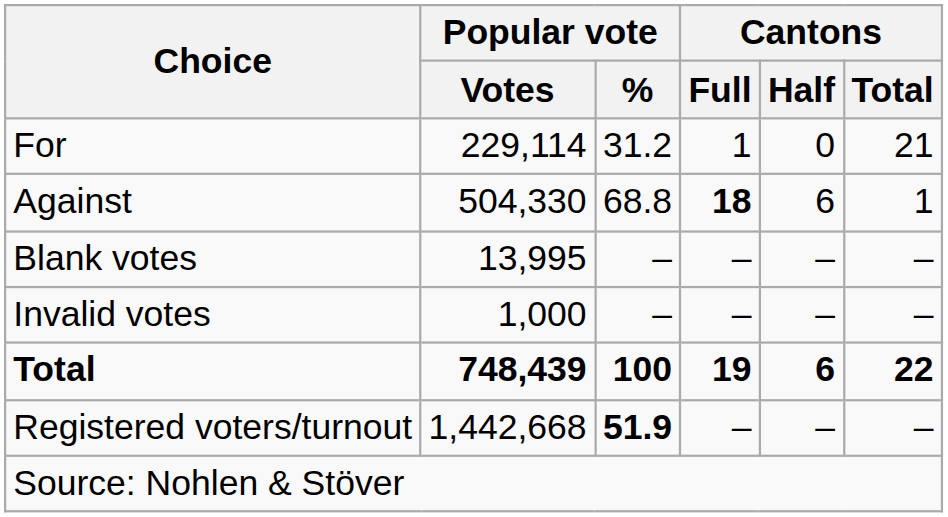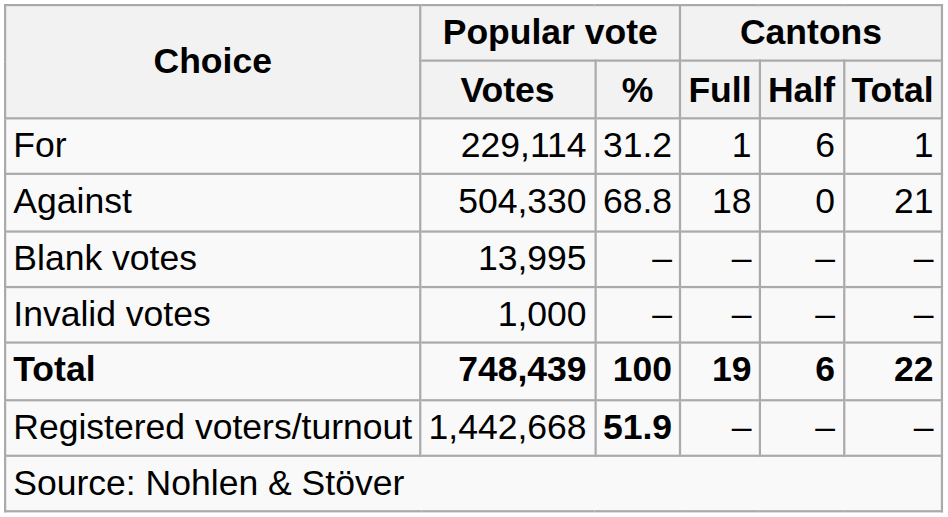(825, 145) 0 -> (825, 145) 6
(914, 145) 21 -> (924, 145) 1
(732, 201) bold -> (732, 201) normal
(825, 201) 6 -> (825, 201) 0
(924, 201) 1 -> (914, 201) 21
